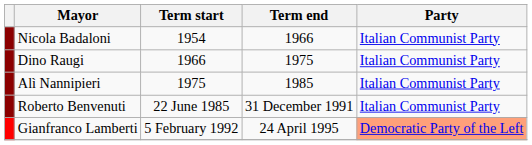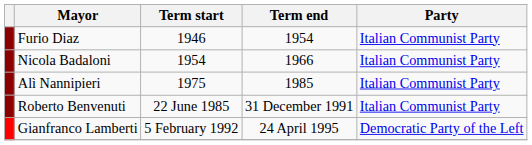+ row: (48, 38)
- row: (51, 60)
(442, 128) lightsalmon background -> (442, 128) no background
